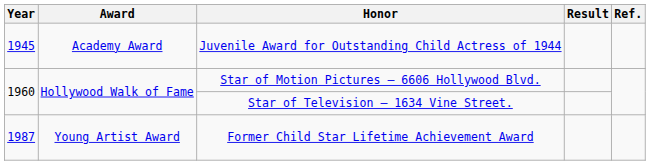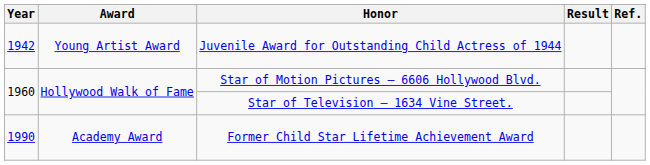(21, 46) 1945 -> (21, 46) 1942
(117, 46) Academy Award -> (117, 46) Young Artist Award
(21, 137) 1987 -> (21, 137) 1990
(117, 137) Young Artist Award -> (117, 137) Academy Award
